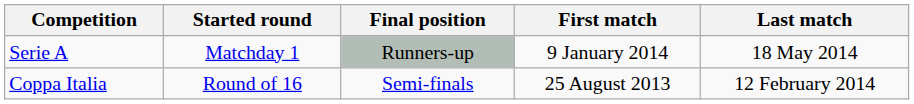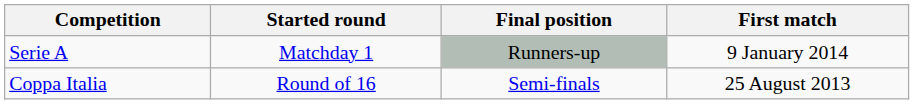- column: (805, 20)
